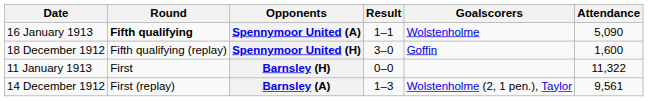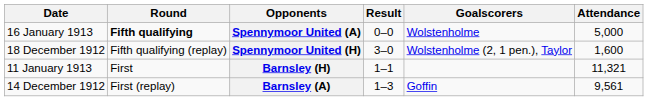(384, 31) 1–1 -> (384, 31) 0–0
(609, 31) 5,090 -> (609, 31) 5,000
(422, 50) Goffin -> (489, 50) Wolstenholme (2, 1 pen.), Taylor
(384, 68) 0–0 -> (384, 68) 1–1
(609, 68) 11,322 -> (609, 68) 11,321
(489, 86) Wolstenholme (2, 1 pen.), Taylor -> (422, 86) Goffin
